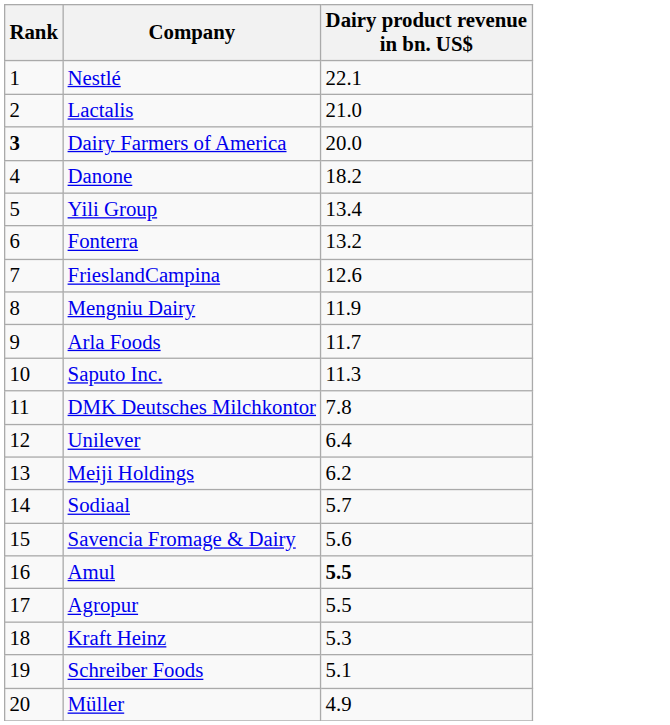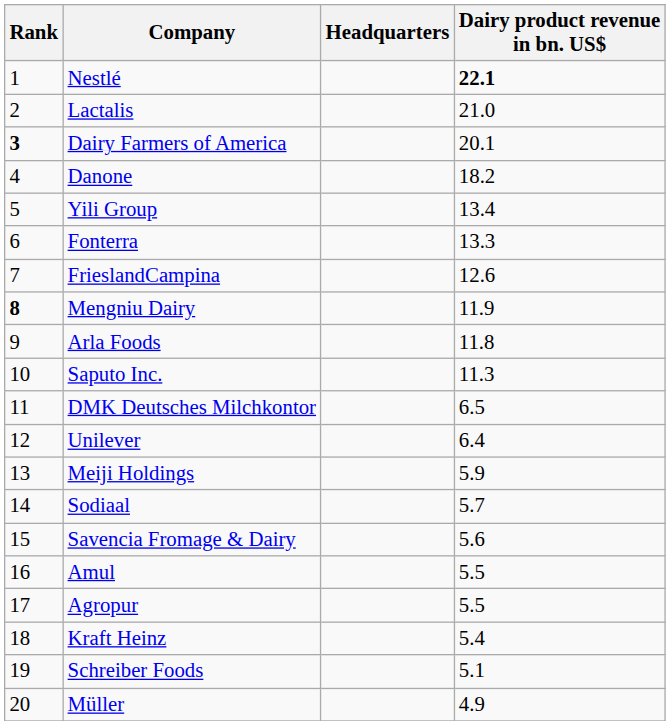+ column: (387, 32)
(344, 77) normal -> (477, 77) bold
(344, 143) 20.0 -> (477, 143) 20.1
(344, 242) 13.2 -> (477, 242) 13.3
(15, 308) normal -> (15, 308) bold
(343, 341) 11.7 -> (477, 341) 11.8
(339, 407) 7.8 -> (472, 407) 6.5
(339, 473) 6.2 -> (472, 473) 5.9
(339, 572) bold -> (472, 572) normal
(339, 638) 5.3 -> (472, 638) 5.4
